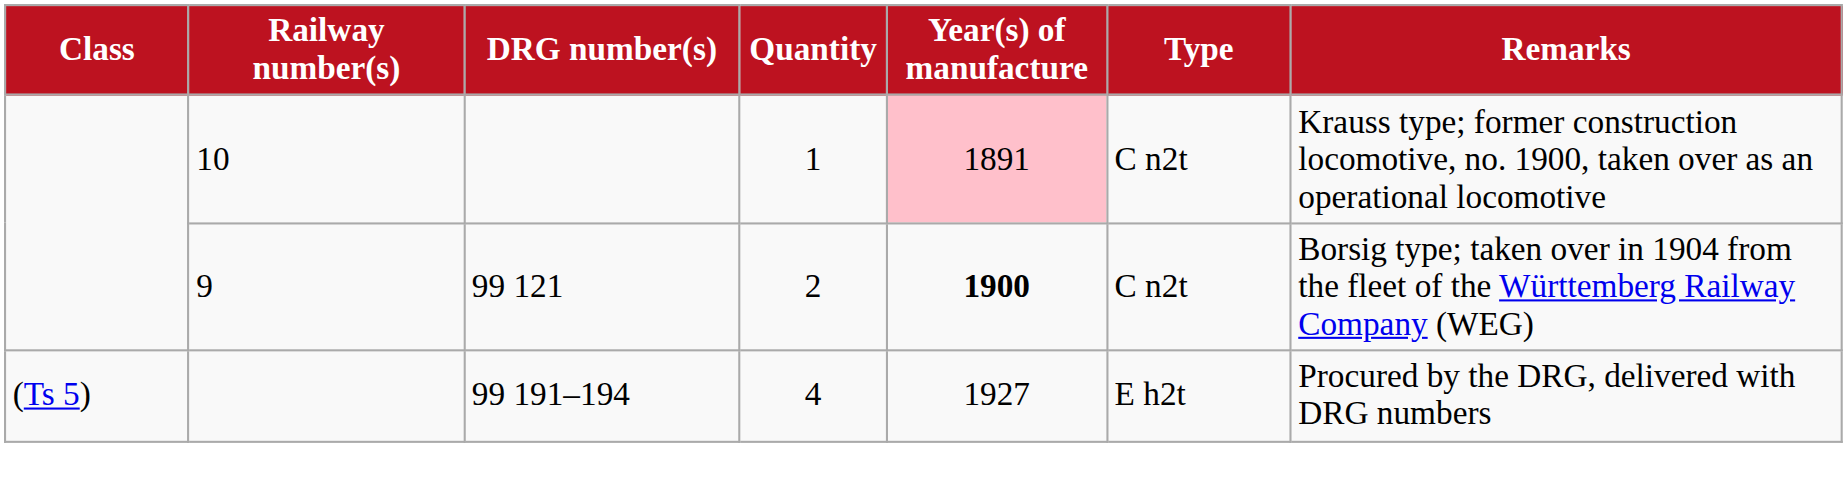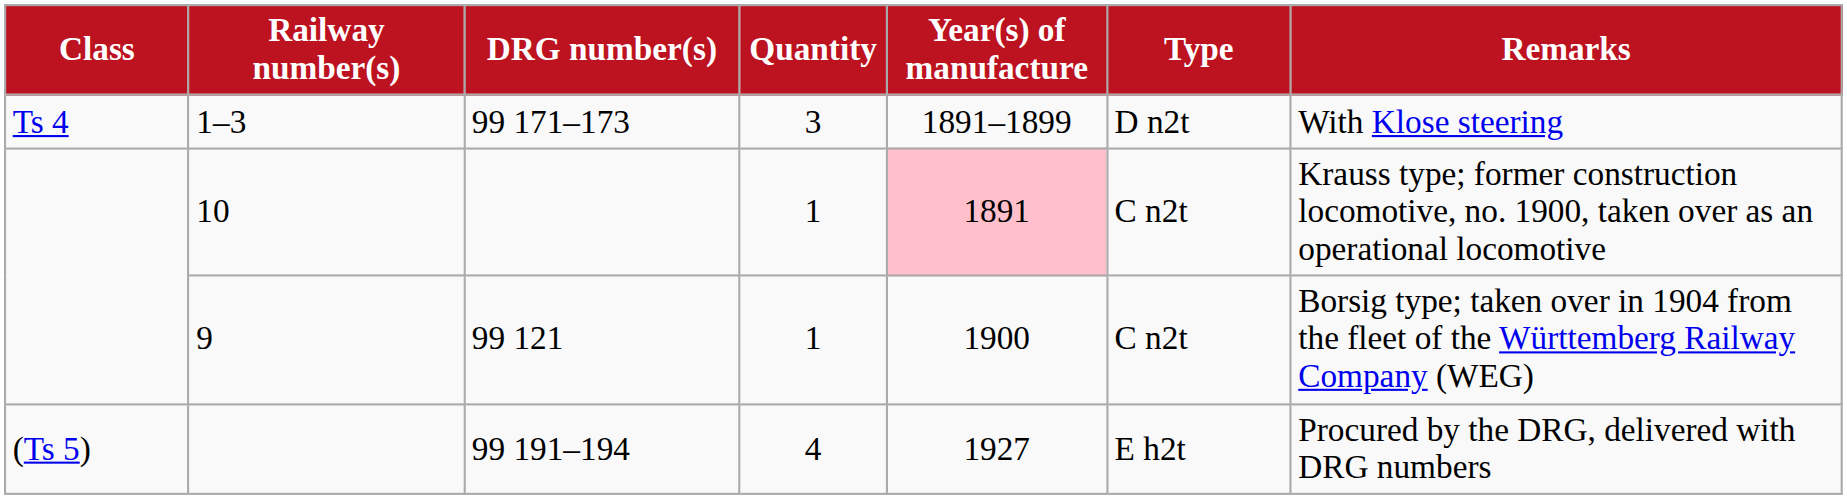+ row: (221, 121)
(813, 286) 2 -> (813, 338) 1
(997, 286) bold -> (997, 338) normal
